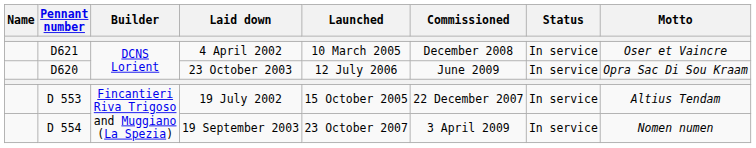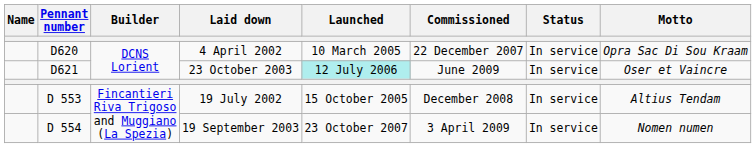(64, 51) D621 -> (64, 51) D620
(468, 51) December 2008 -> (468, 51) 22 December 2007
(676, 51) Oser et Vaincre -> (676, 51) Opra Sac Di Sou Kraam
(64, 70) D620 -> (64, 70) D621
(356, 70) no background -> (356, 70) paleturquoise background
(676, 70) Opra Sac Di Sou Kraam -> (676, 70) Oser et Vaincre
(468, 99) 22 December 2007 -> (468, 99) December 2008
